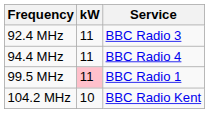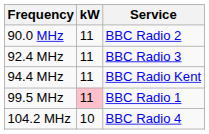+ row: (36, 35)
(143, 56) BBC Radio 4 -> (153, 77) BBC Radio Kent
(153, 98) BBC Radio Kent -> (143, 118) BBC Radio 4
